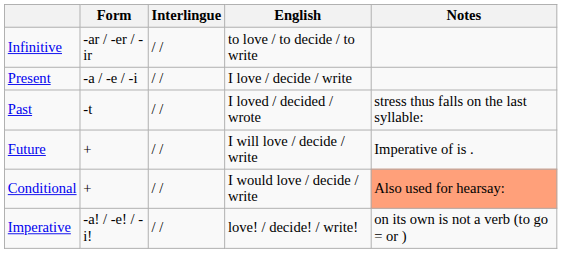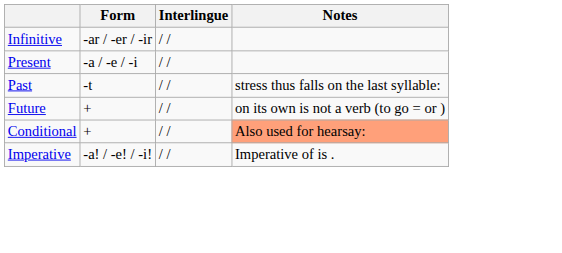- column: (298, 16)
(424, 149) Imperative of is . -> (340, 108) on its own is not a verb (to go = or )
(461, 228) on its own is not a verb (to go = or ) -> (285, 154) Imperative of is .
